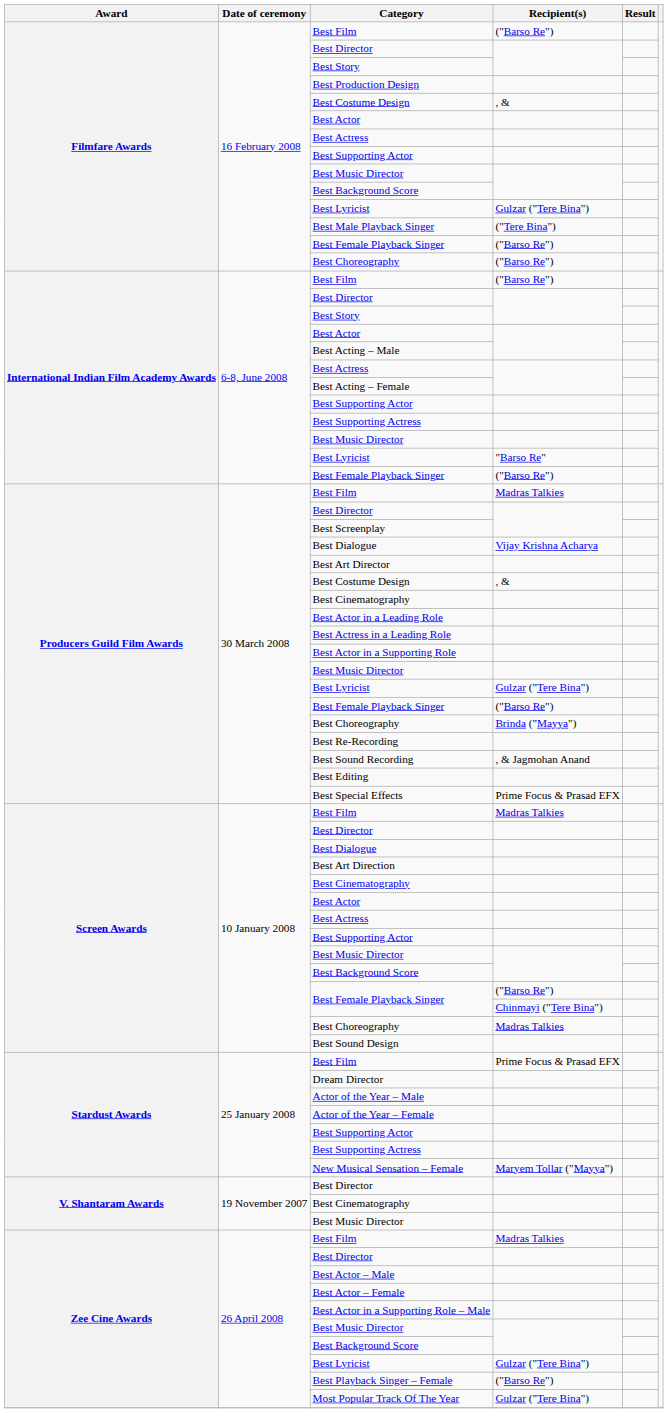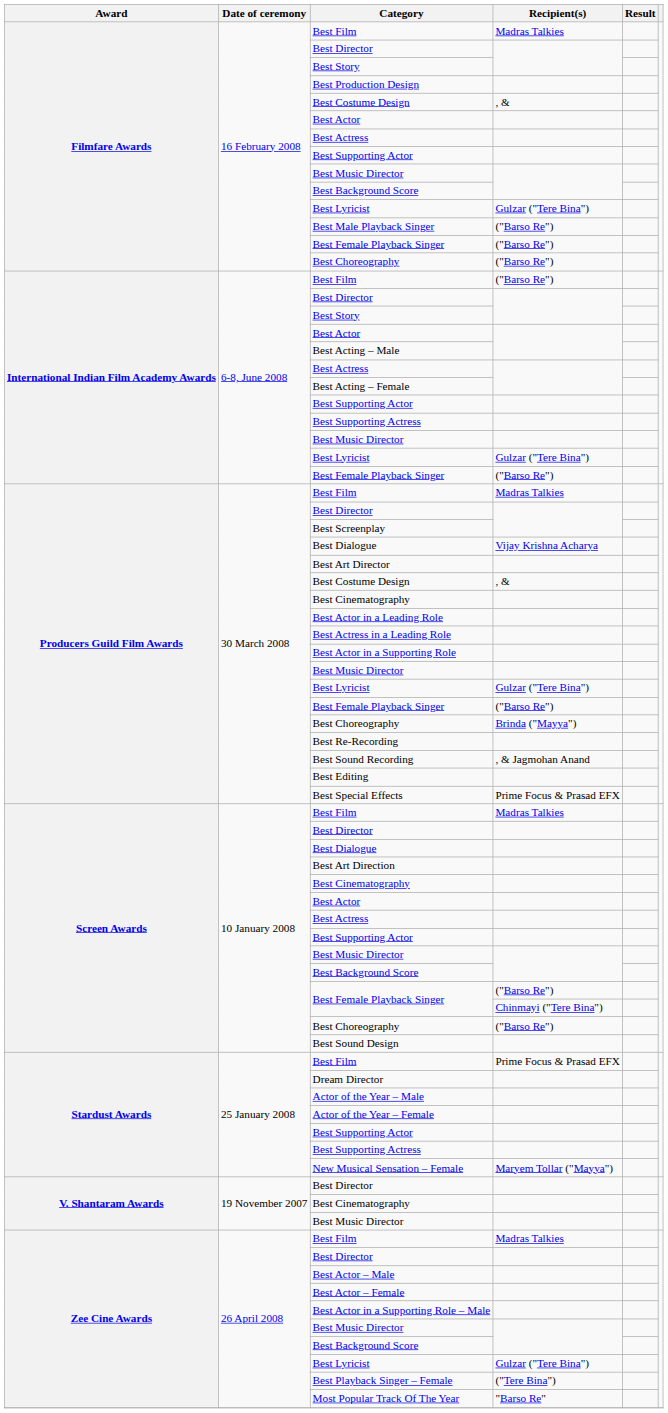(524, 31) ("Barso Re") -> (530, 31) Madras Talkies
(526, 226) ("Tere Bina") -> (524, 226) ("Barso Re")
(521, 457) "Barso Re" -> (542, 457) Gulzar ("Tere Bina")
(530, 1025) Madras Talkies -> (524, 1025) ("Barso Re")
(524, 1381) ("Barso Re") -> (526, 1381) ("Tere Bina")
(542, 1398) Gulzar ("Tere Bina") -> (521, 1398) "Barso Re"
